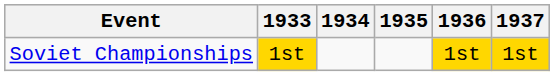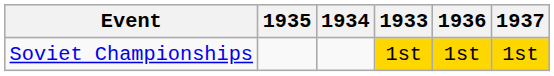columns swapped: (287, 21) <-> (404, 21)
